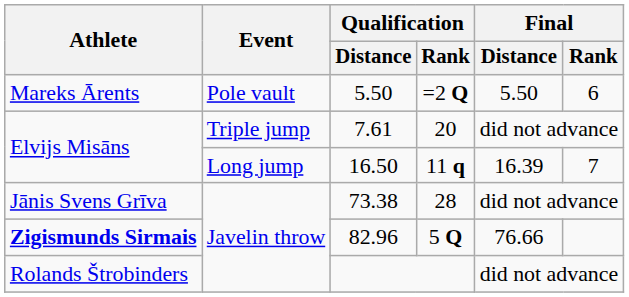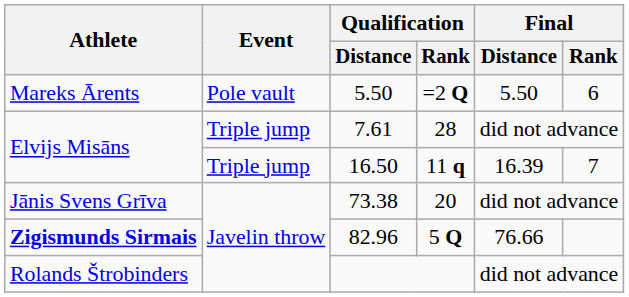(445, 129) 20 -> (445, 129) 28
(255, 165) Long jump -> (258, 165) Triple jump
(445, 201) 28 -> (445, 201) 20
